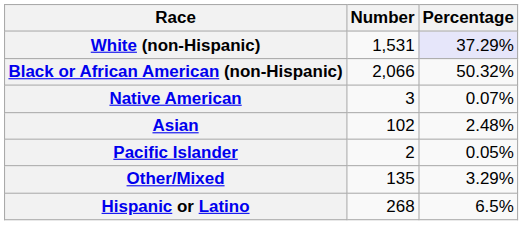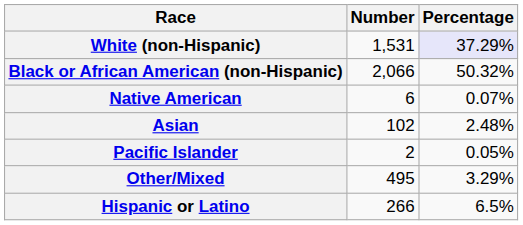(410, 98) 3 -> (410, 98) 6
(400, 179) 135 -> (400, 179) 495
(400, 206) 268 -> (400, 206) 266
